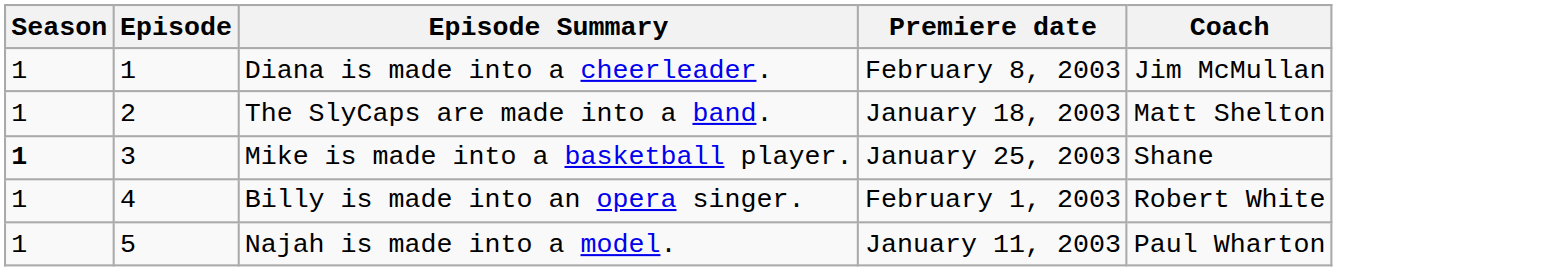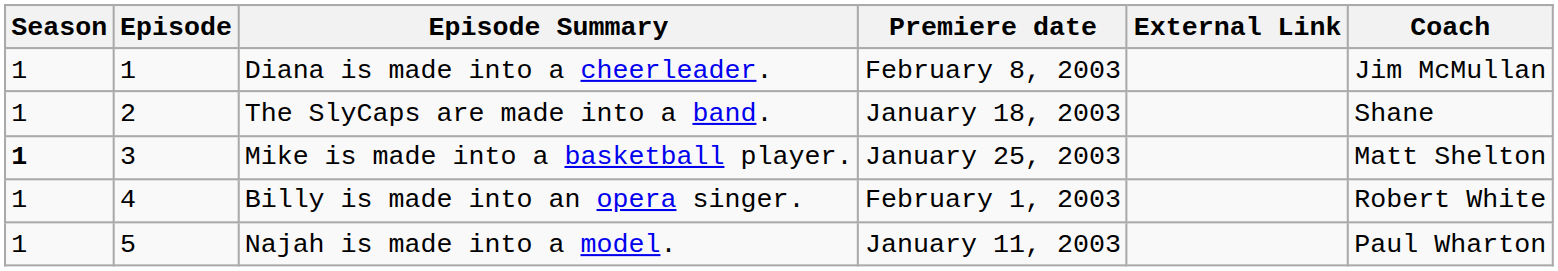+ column: (1238, 27)
(1230, 114) Matt Shelton -> (1394, 114) Shane
(1174, 157) Shane -> (1450, 157) Matt Shelton
